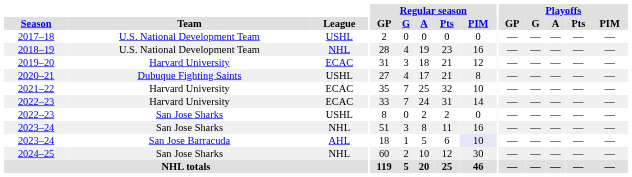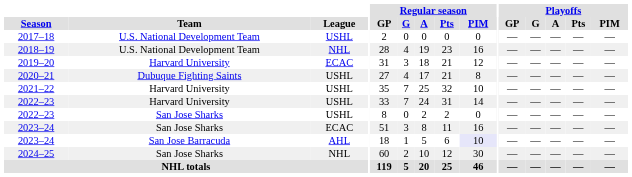(339, 88) ECAC -> (339, 88) USHL
(339, 101) ECAC -> (339, 101) USHL
(339, 127) NHL -> (339, 127) ECAC
